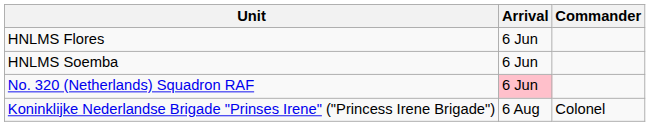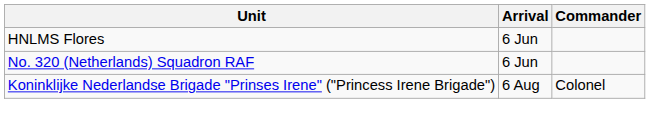- row: (63, 62)
(520, 86) pink background -> (520, 62) no background
